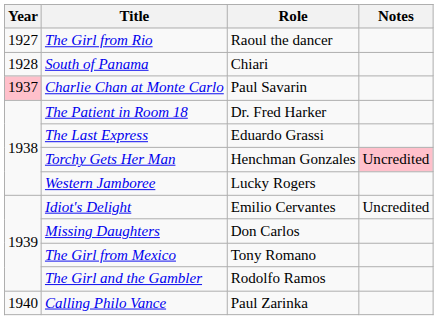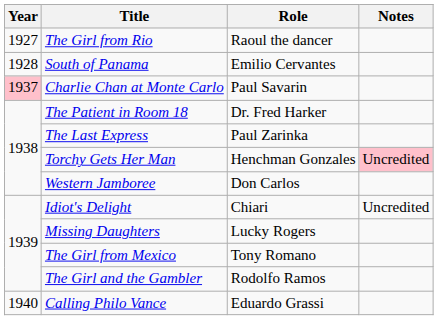(250, 64) Chiari -> (283, 64) Emilio Cervantes
(277, 135) Eduardo Grassi -> (269, 135) Paul Zarinka
(273, 183) Lucky Rogers -> (265, 183) Don Carlos
(283, 207) Emilio Cervantes -> (250, 207) Chiari
(265, 231) Don Carlos -> (273, 231) Lucky Rogers
(269, 302) Paul Zarinka -> (277, 302) Eduardo Grassi
